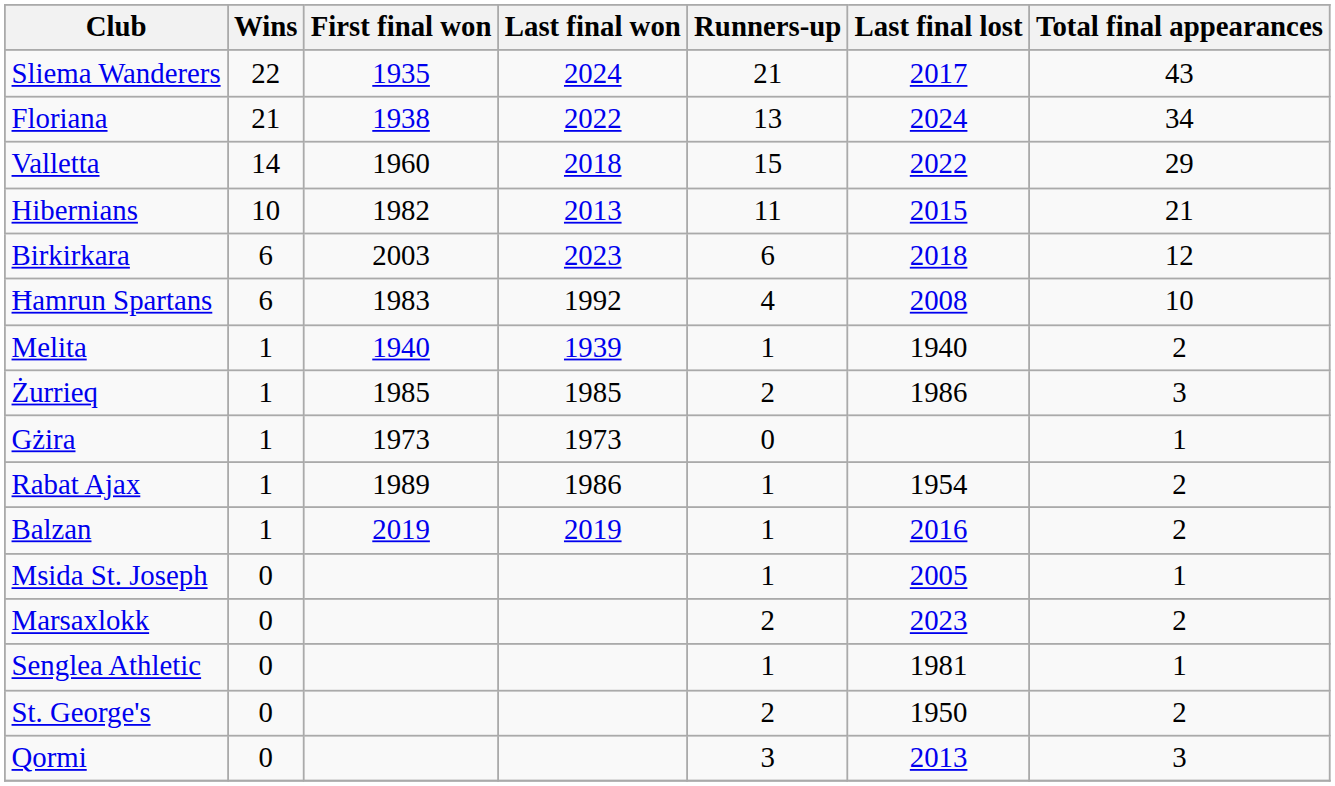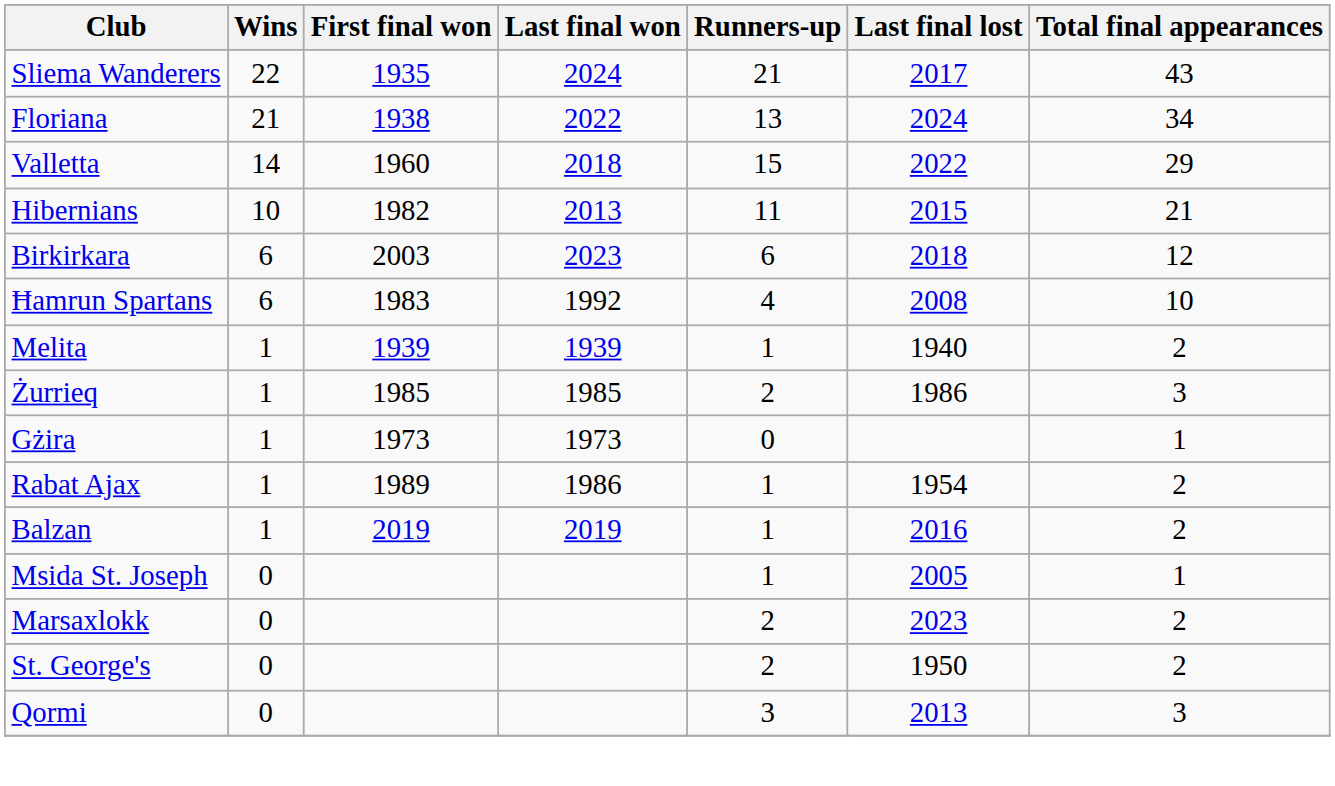(401, 347) 1940 -> (401, 347) 1939
- row: (106, 666)
